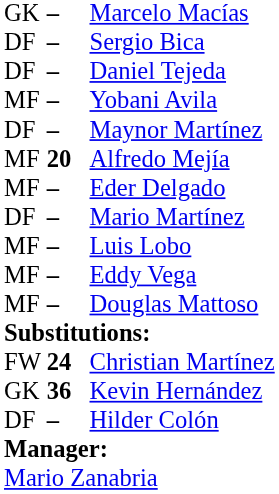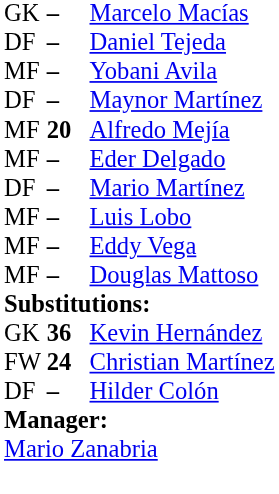- row: (147, 42)
rows swapped: (182, 362) <-> (176, 391)
